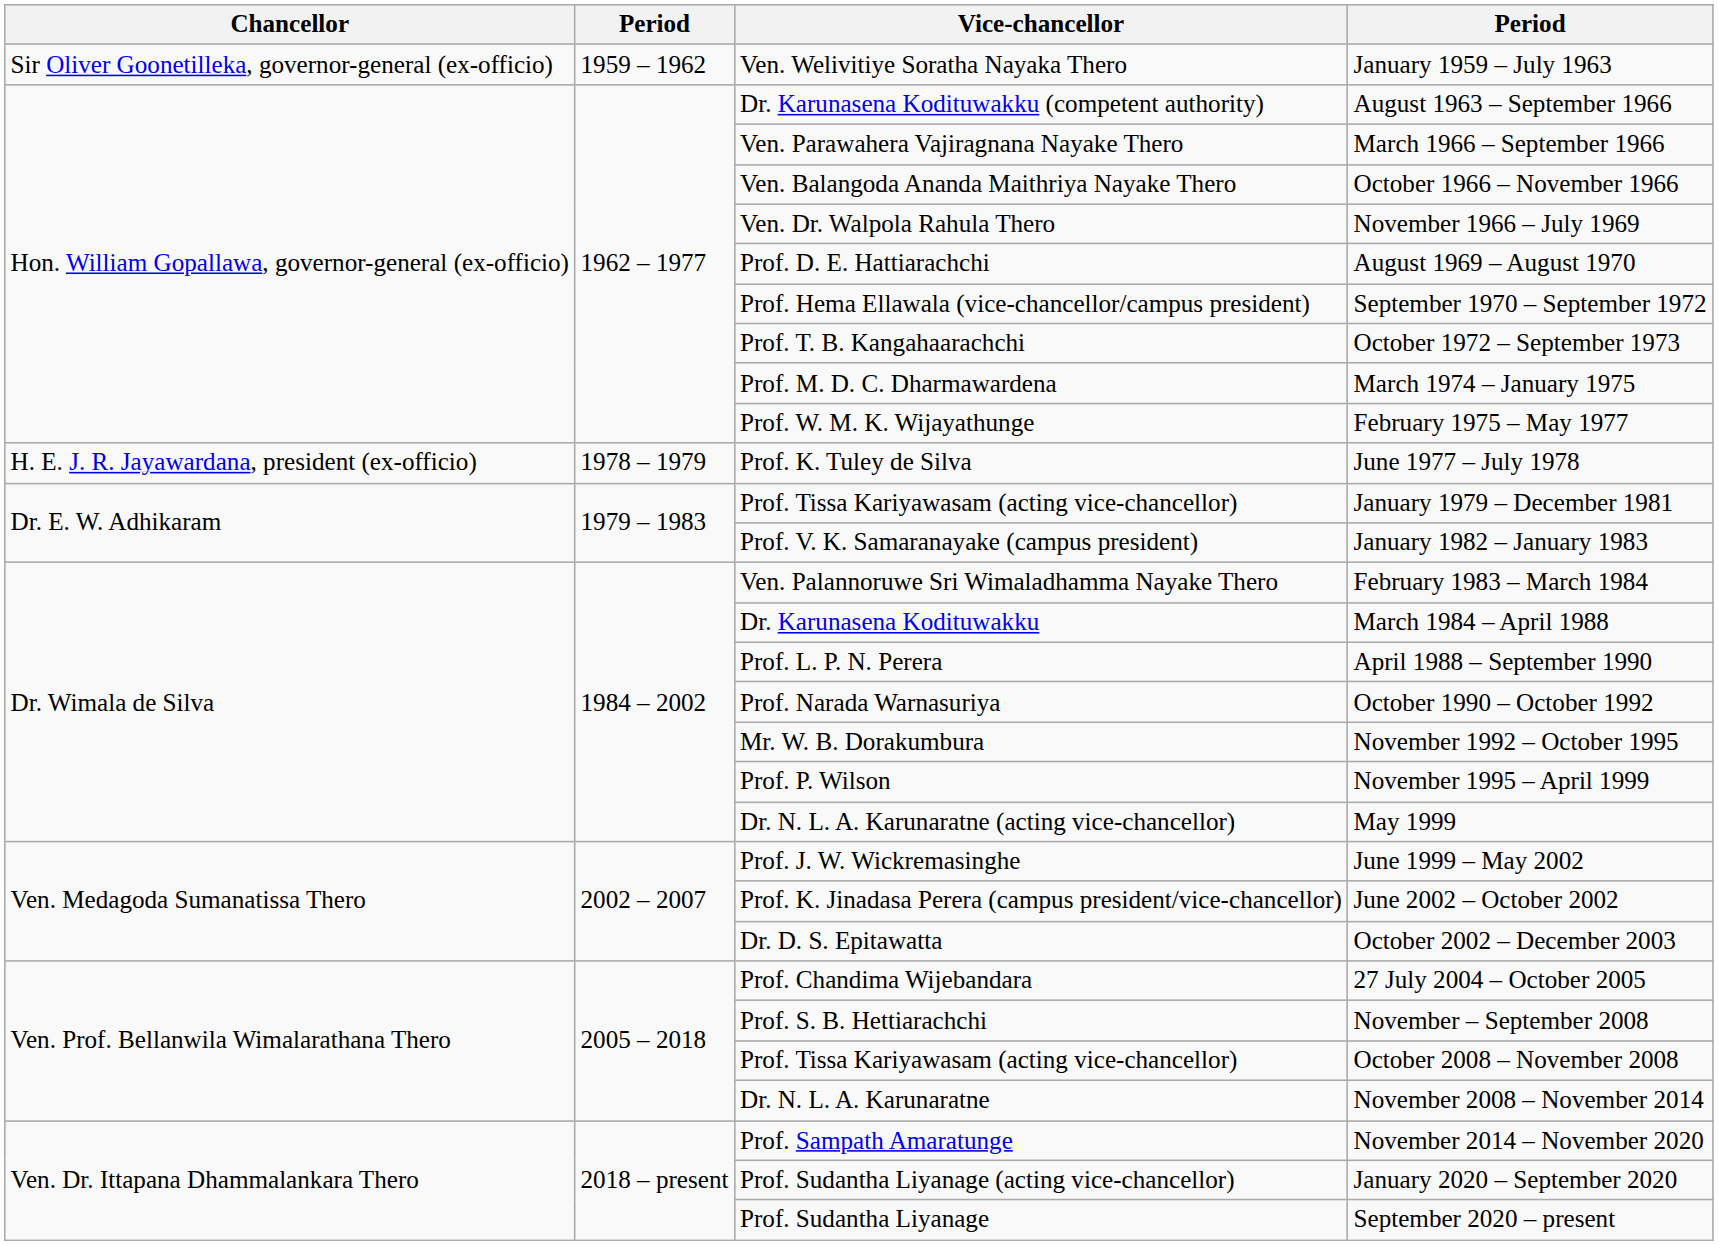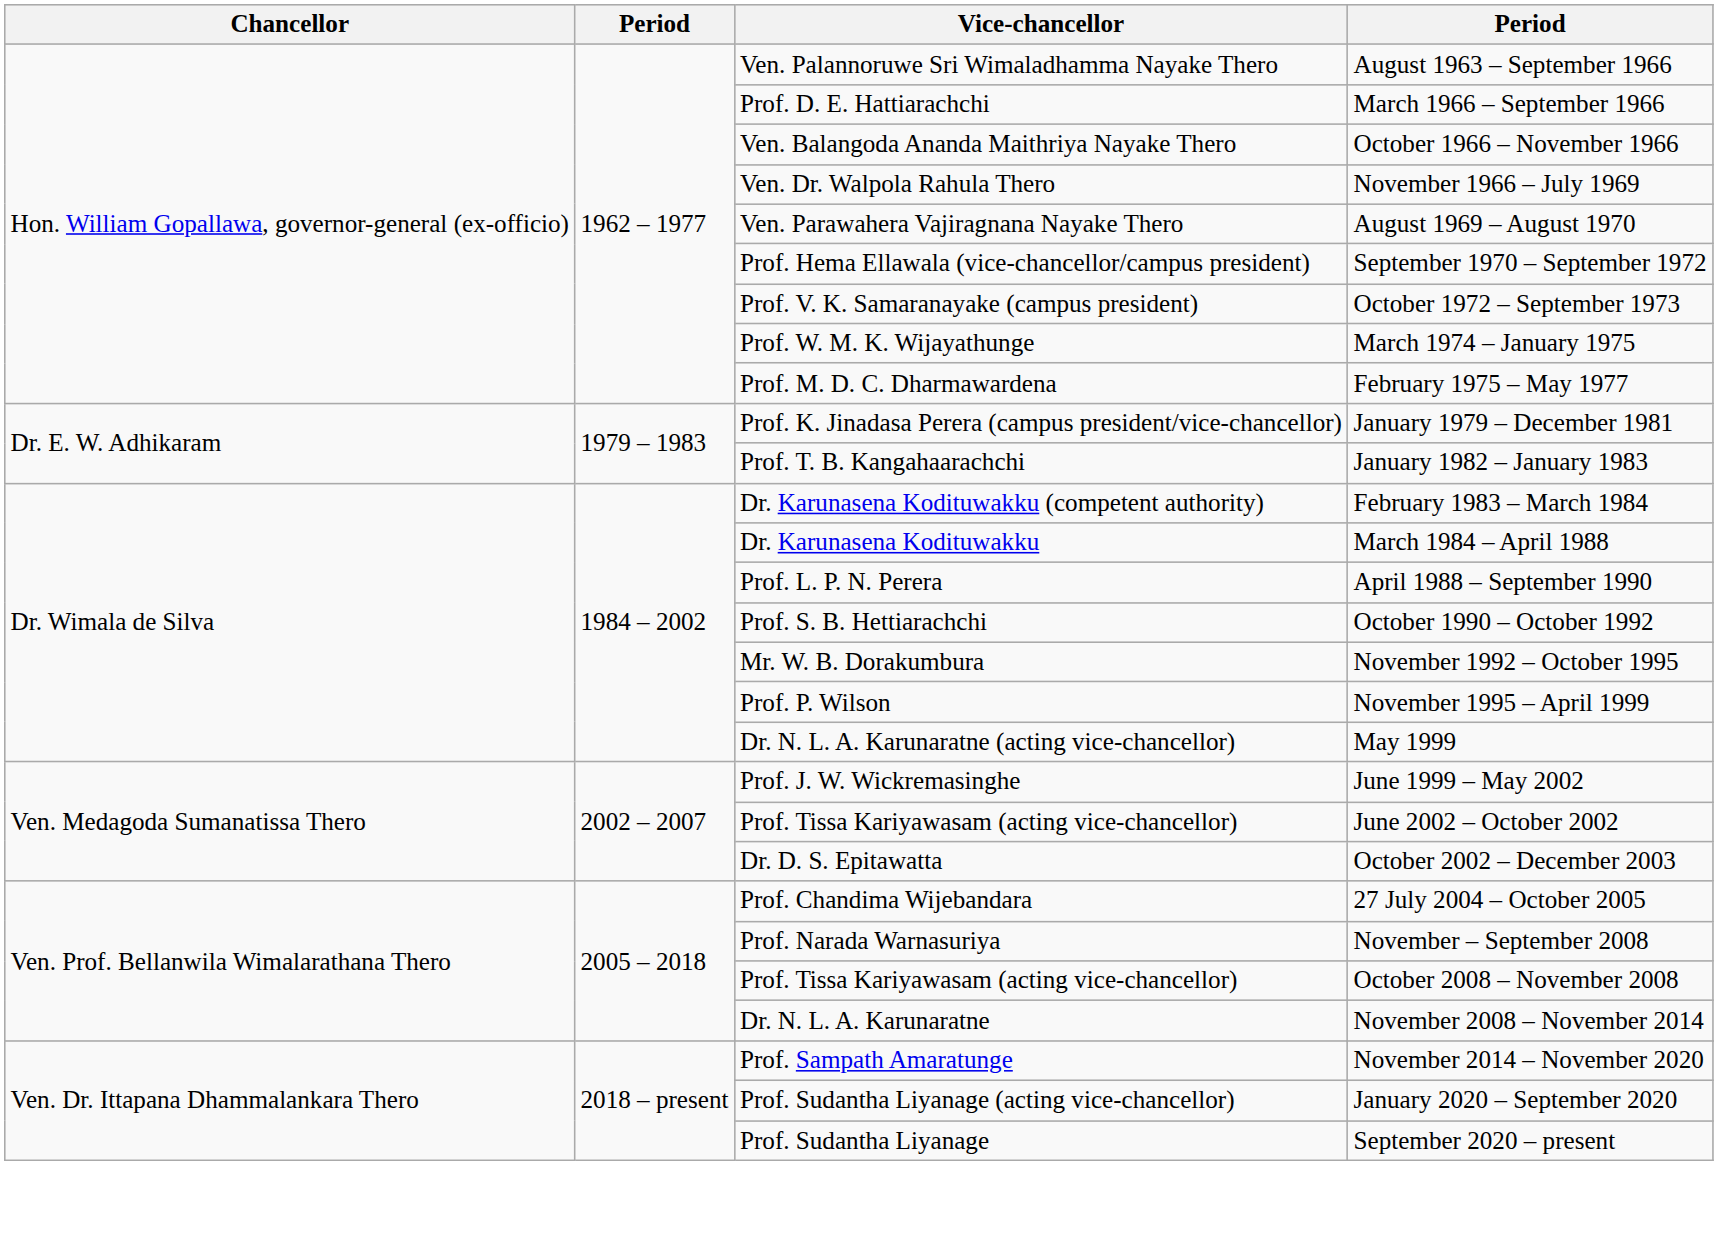- row: (282, 64)
(1002, 104) Dr. Karunasena Kodituwakku (competent authority) -> (1009, 64) Ven. Palannoruwe Sri Wimaladhamma Nayake Thero
(962, 143) Ven. Parawahera Vajiragnana Nayake Thero -> (865, 104) Prof. D. E. Hattiarachchi
(865, 263) Prof. D. E. Hattiarachchi -> (962, 223) Ven. Parawahera Vajiragnana Nayake Thero
(883, 343) Prof. T. B. Kangahaarachchi -> (969, 303) Prof. V. K. Samaranayake (campus president)
(898, 382) Prof. M. D. C. Dharmawardena -> (887, 343) Prof. W. M. K. Wijayathunge
(887, 422) Prof. W. M. K. Wijayathunge -> (898, 382) Prof. M. D. C. Dharmawardena
- row: (244, 462)
(989, 502) Prof. Tissa Kariyawasam (acting vice-chancellor) -> (1041, 422) Prof. K. Jinadasa Perera (campus president/vice-chancellor)
(969, 542) Prof. V. K. Samaranayake (campus president) -> (883, 462) Prof. T. B. Kangahaarachchi
(1009, 582) Ven. Palannoruwe Sri Wimaladhamma Nayake Thero -> (1002, 502) Dr. Karunasena Kodituwakku (competent authority)
(870, 701) Prof. Narada Warnasuriya -> (863, 622) Prof. S. B. Hettiarachchi
(1041, 900) Prof. K. Jinadasa Perera (campus president/vice-chancellor) -> (989, 821) Prof. Tissa Kariyawasam (acting vice-chancellor)
(863, 1020) Prof. S. B. Hettiarachchi -> (870, 940) Prof. Narada Warnasuriya
